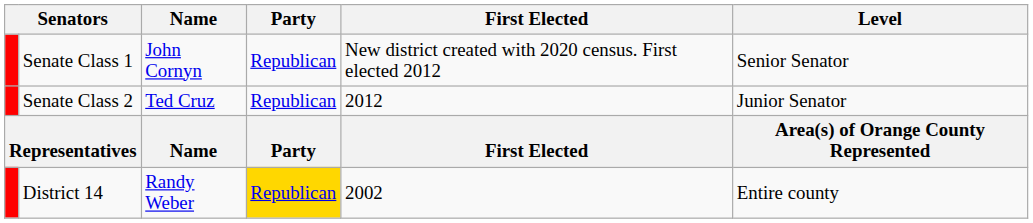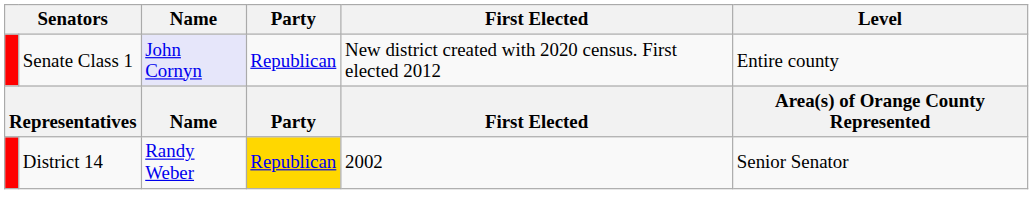(174, 60) no background -> (174, 60) lavender background
(793, 60) Senior Senator -> (788, 60) Entire county
- row: (78, 100)
(788, 192) Entire county -> (793, 162) Senior Senator
